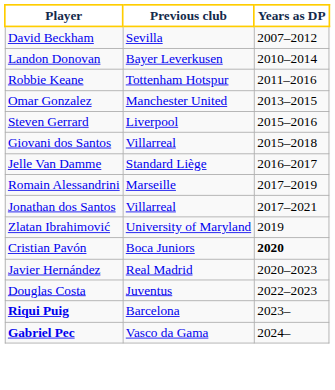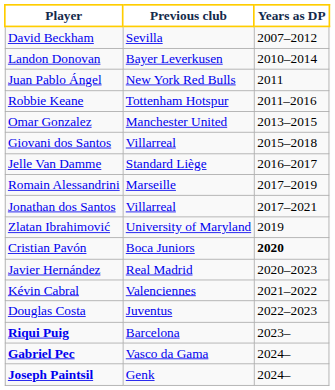+ row: (55, 79)
- row: (48, 121)
+ row: (43, 290)
+ row: (51, 374)
